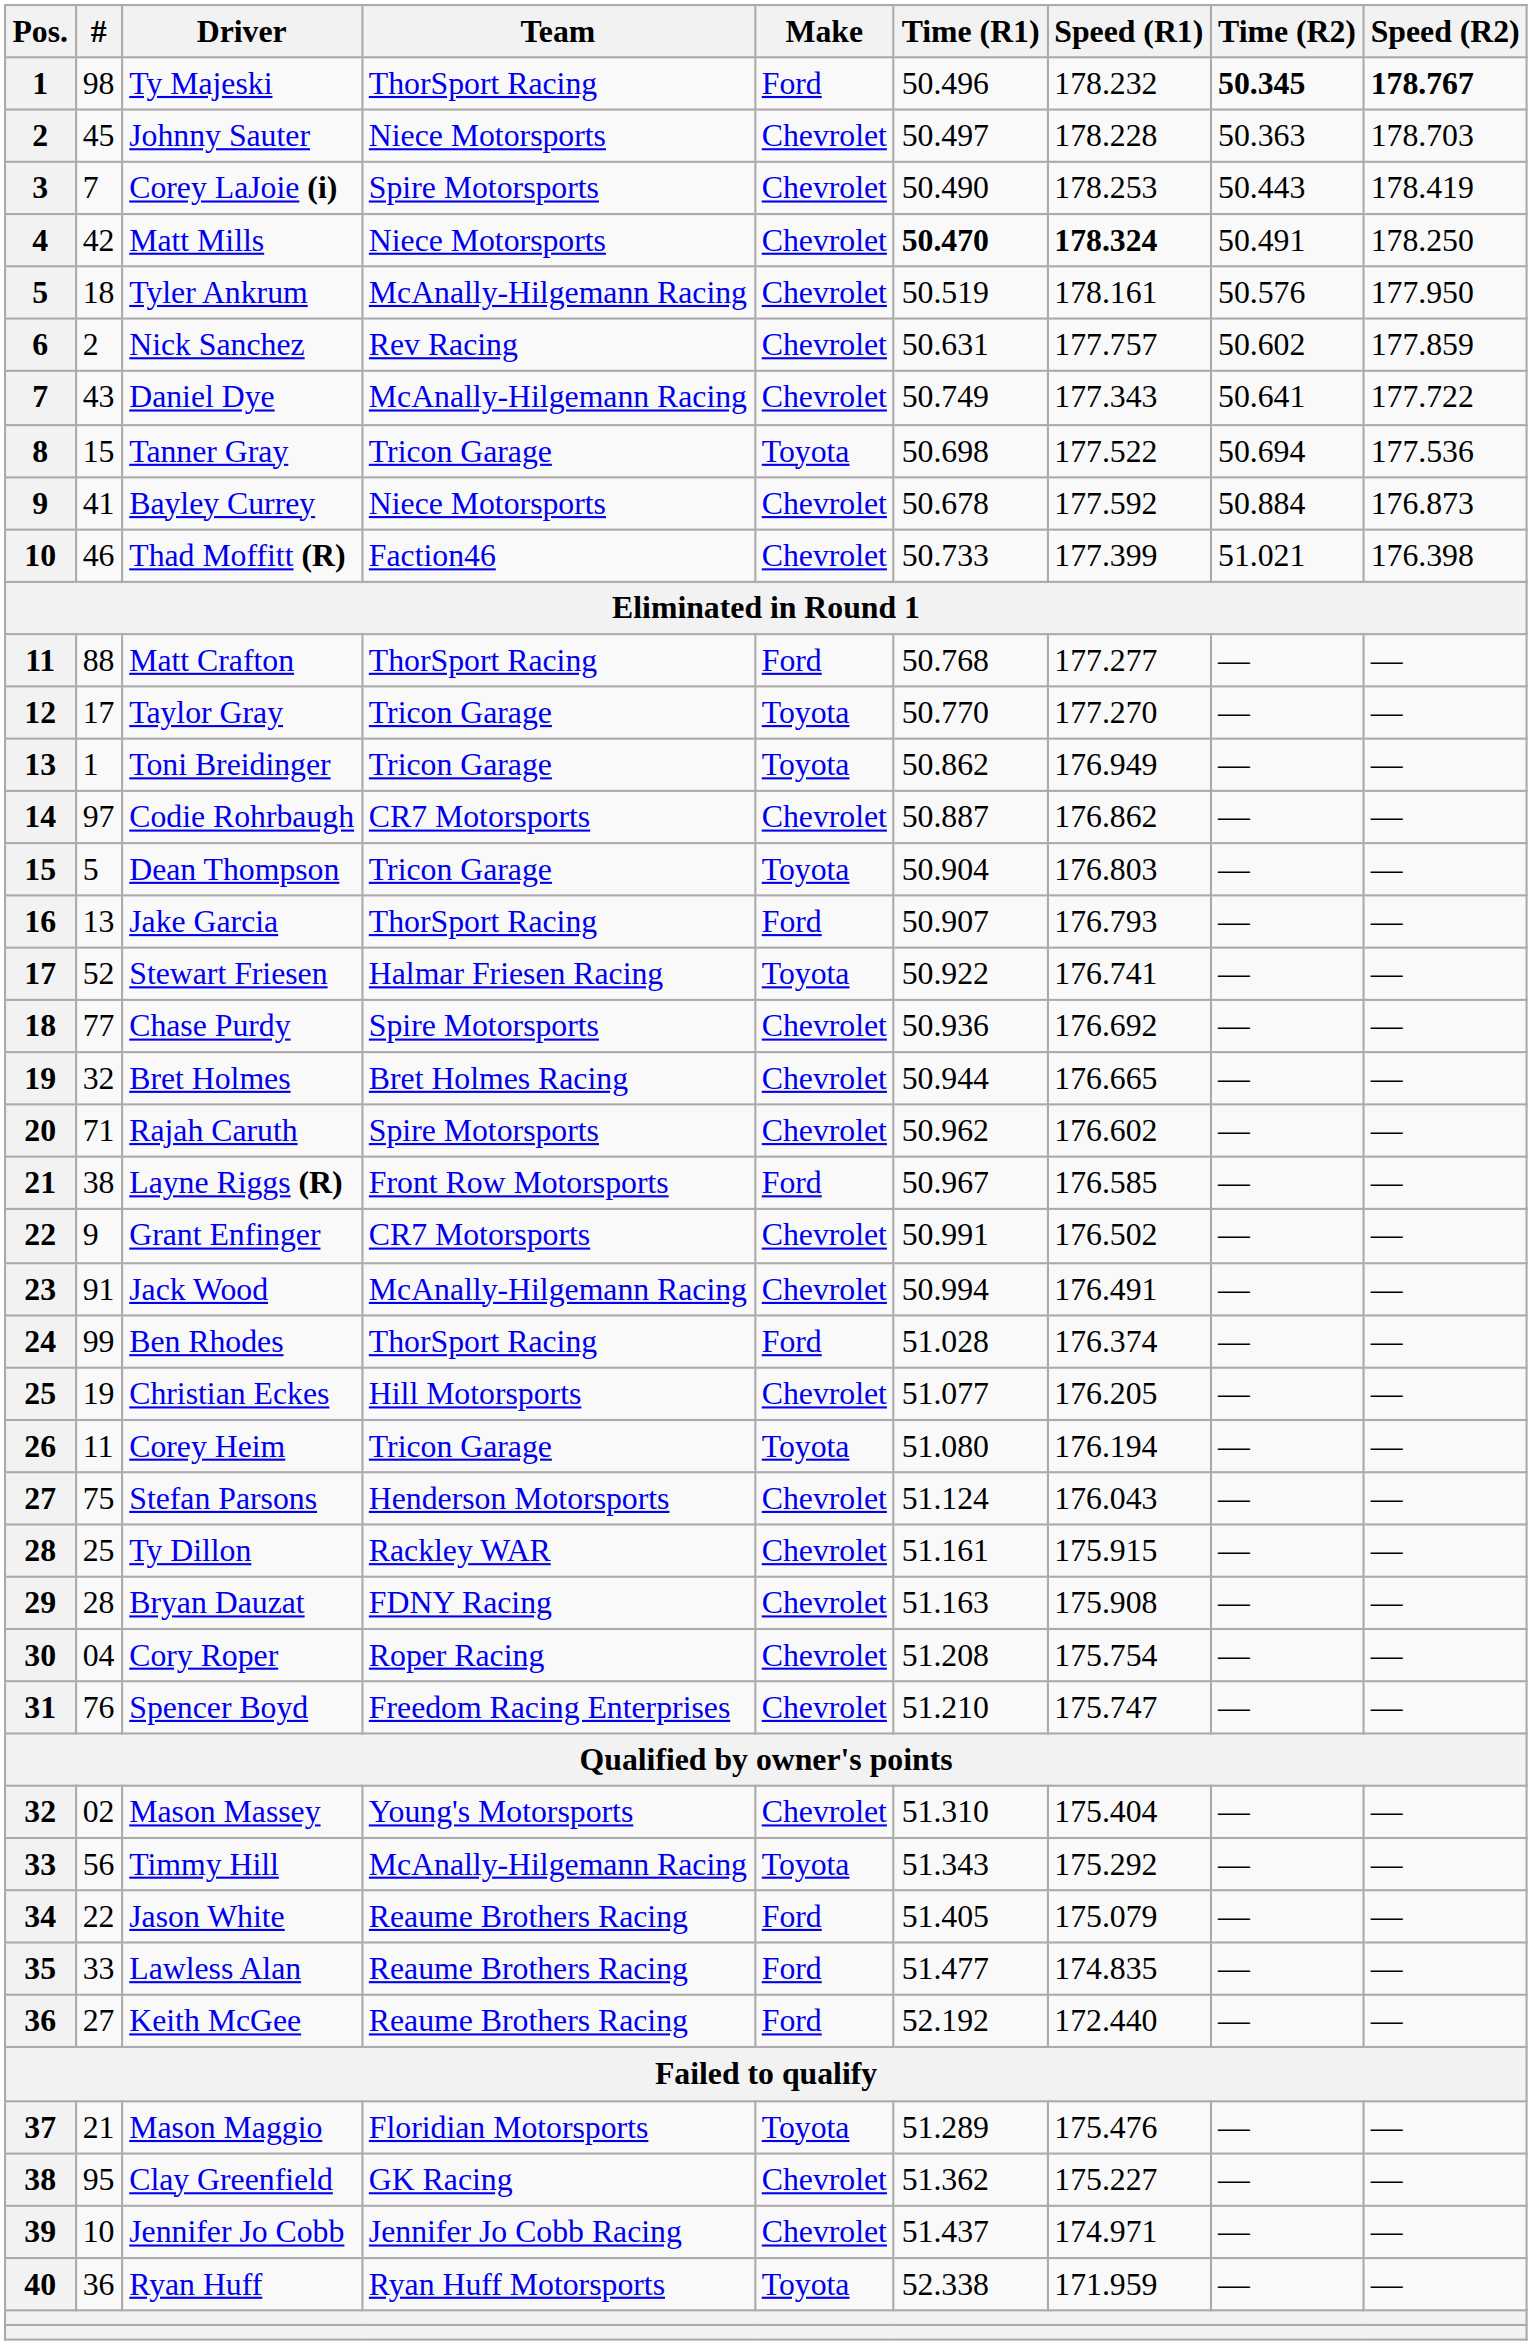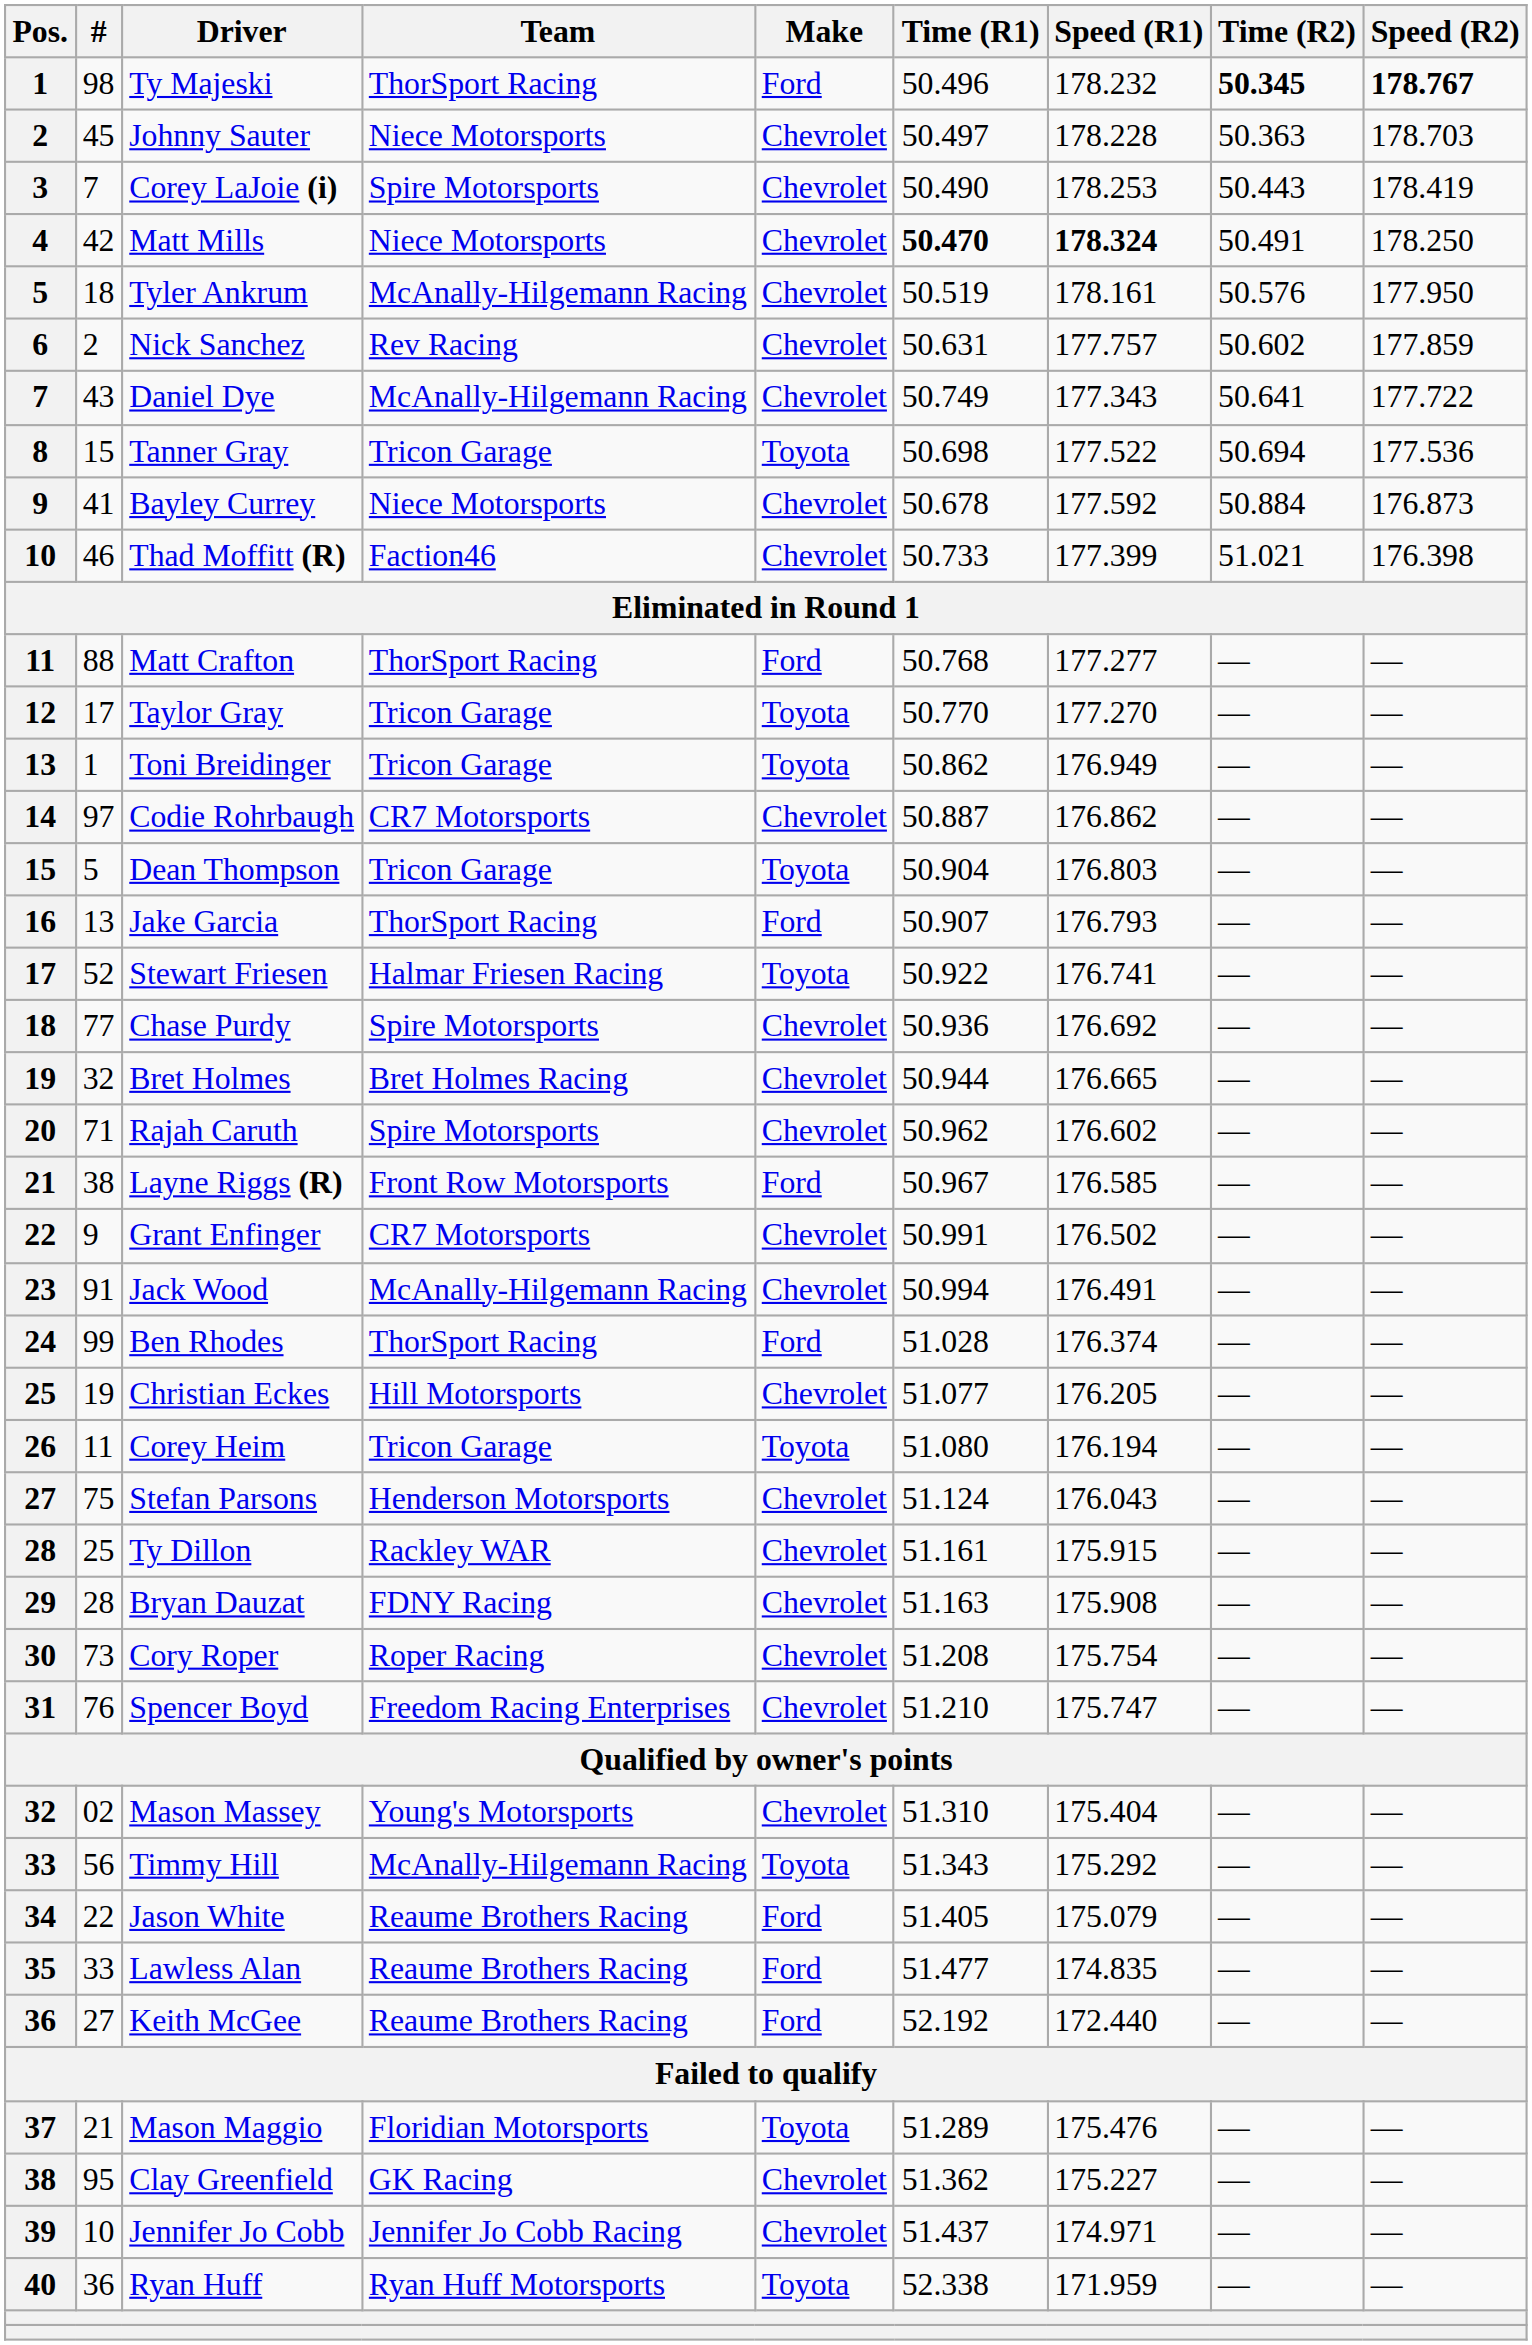(99, 1654) 04 -> (99, 1654) 73
